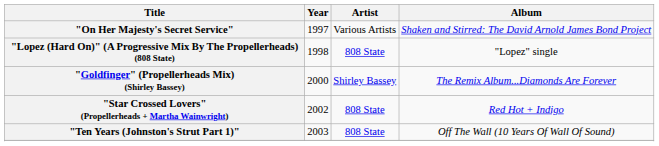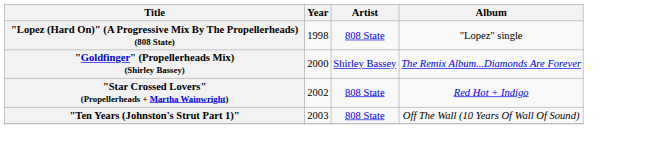- row: (155, 29)
